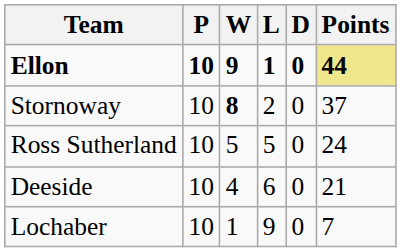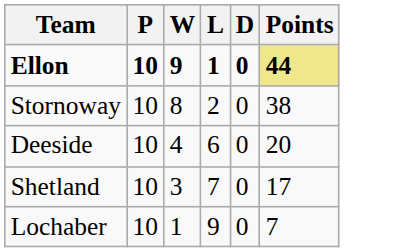(232, 105) bold -> (176, 105) normal
(334, 105) 37 -> (278, 105) 38
- row: (94, 145)
(334, 186) 21 -> (278, 145) 20
+ row: (55, 186)
